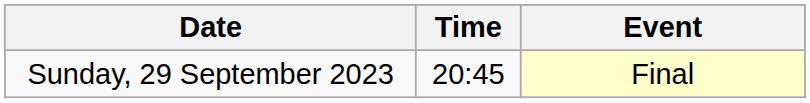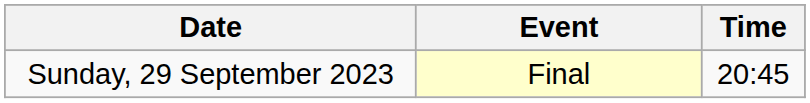columns swapped: (468, 27) <-> (663, 27)
